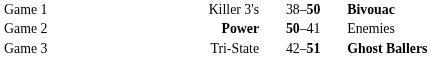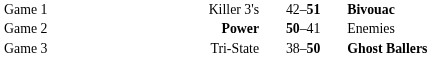(303, 9) 38–50 -> (303, 9) 42–51
(303, 48) 42–51 -> (303, 48) 38–50
